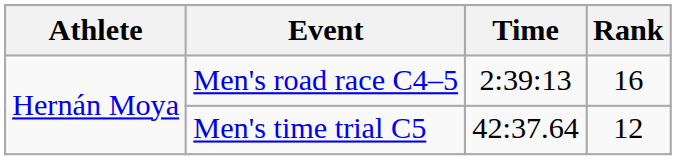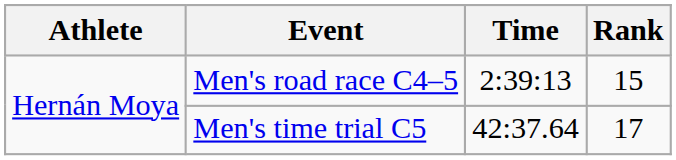(628, 79) 16 -> (628, 79) 15
(628, 129) 12 -> (628, 129) 17
